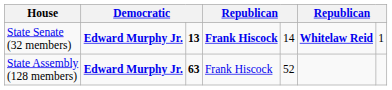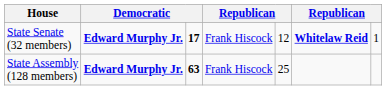(194, 38) 13 -> (194, 38) 17
(241, 38) bold -> (239, 38) normal
(289, 38) 14 -> (284, 38) 12
(289, 69) 52 -> (284, 69) 25
